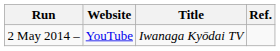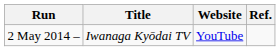columns swapped: (191, 14) <-> (109, 14)
